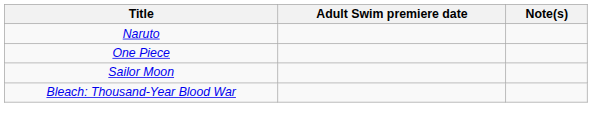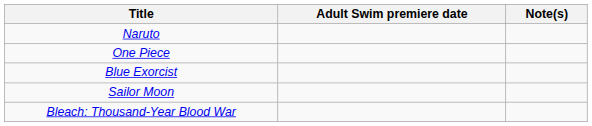+ row: (141, 72)
